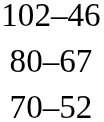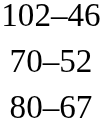rows swapped: (51, 61) <-> (51, 106)
